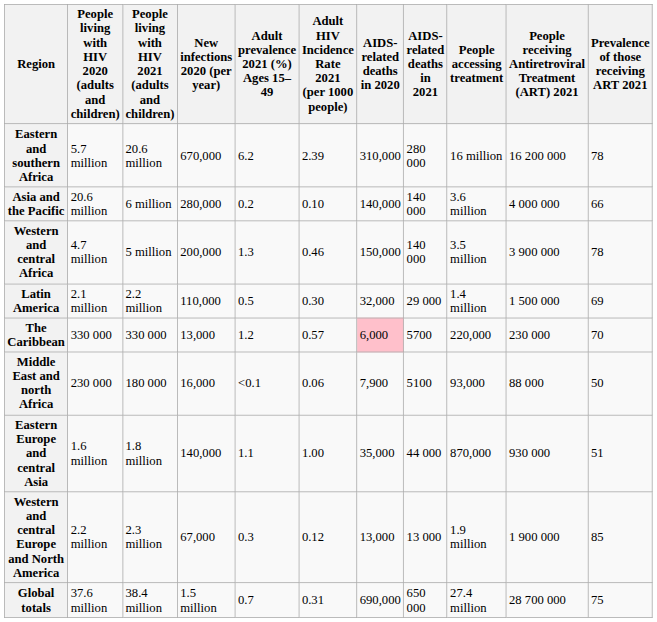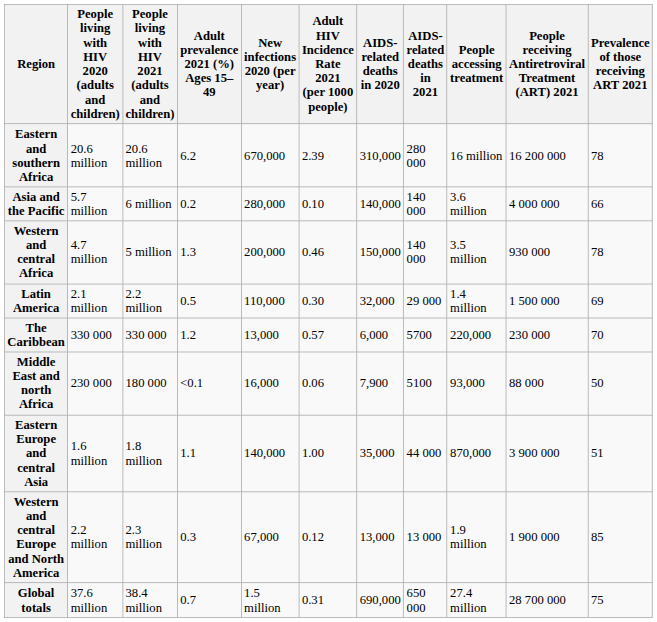columns swapped: (267, 64) <-> (206, 64)
(89, 155) 5.7 million -> (89, 155) 20.6 million
(89, 203) 20.6 million -> (89, 203) 5.7 million
(534, 252) 3 900 000 -> (530, 252) 930 000
(374, 335) pink background -> (374, 335) no background
(530, 453) 930 000 -> (534, 453) 3 900 000
